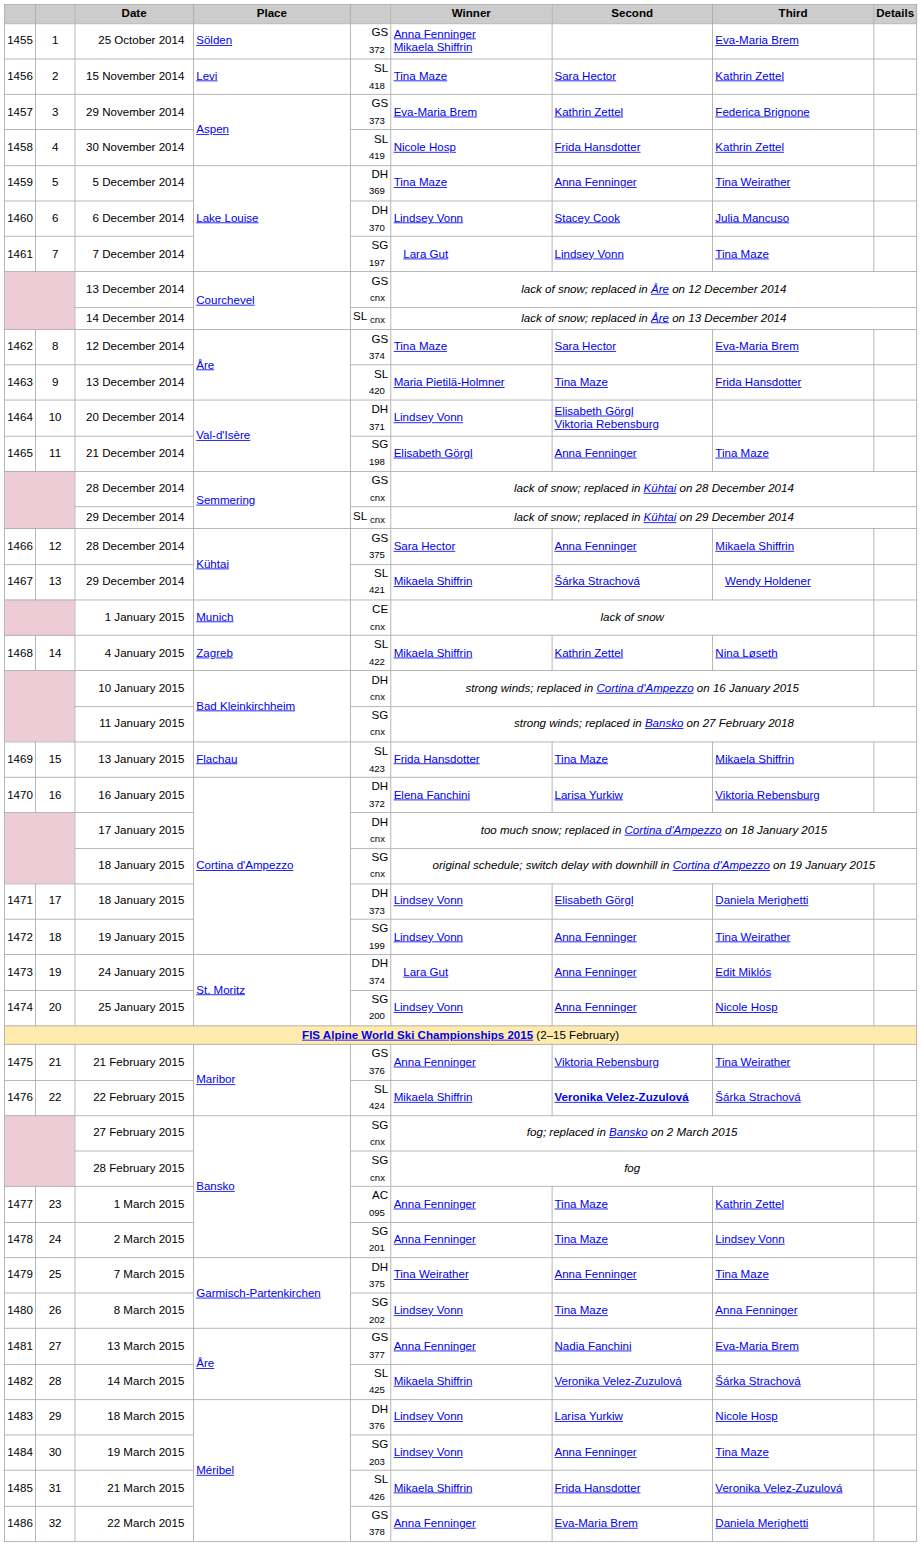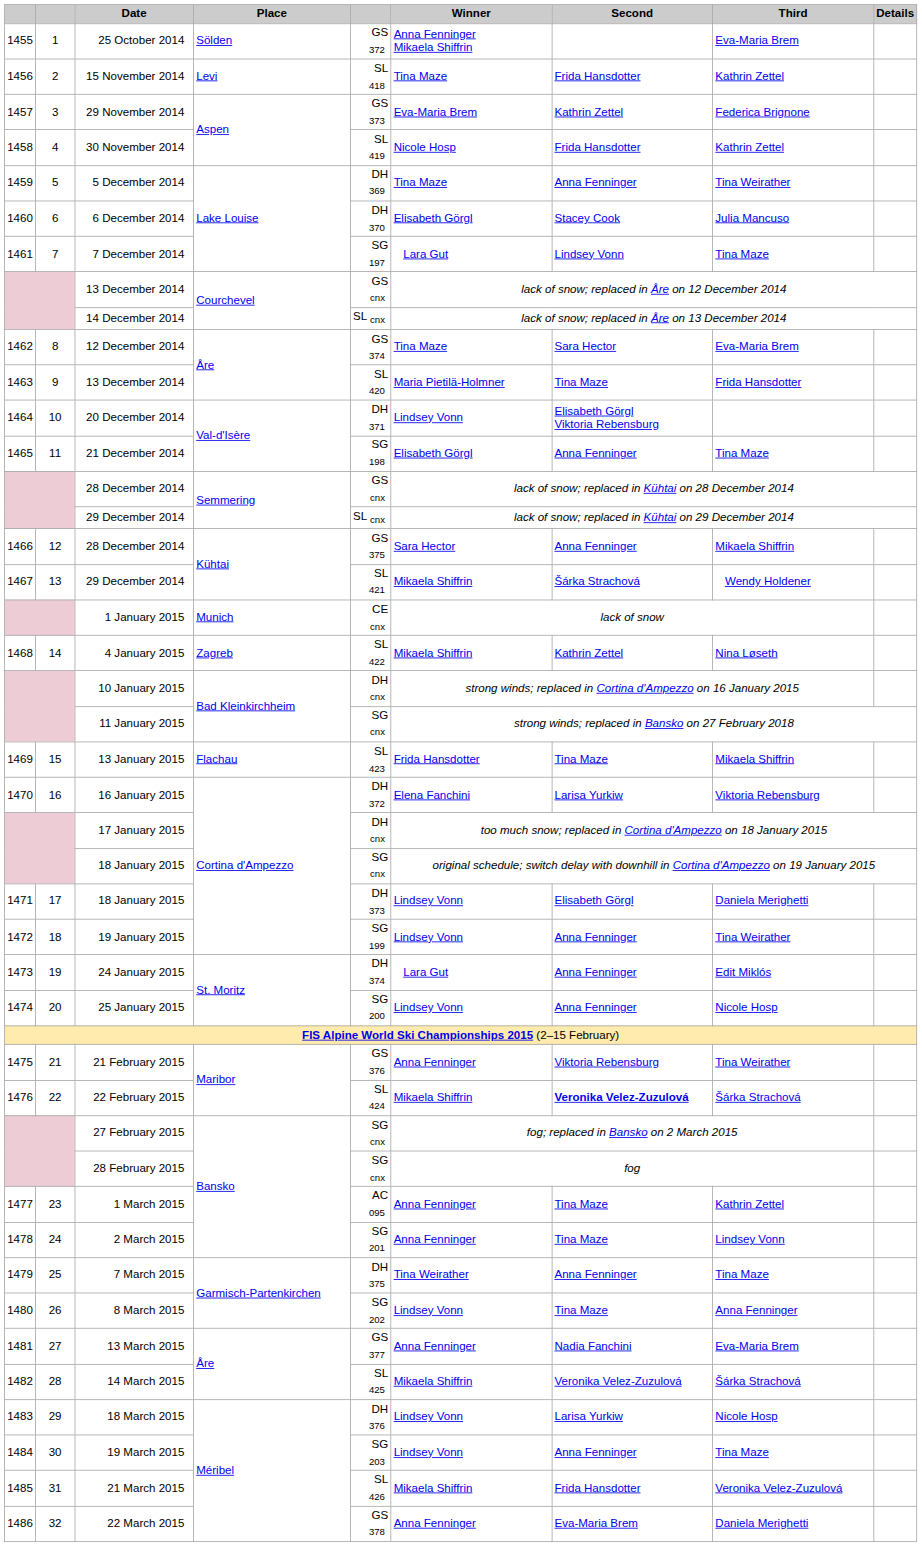(585, 76) Sara Hector -> (598, 76) Frida Hansdotter
(428, 218) Lindsey Vonn -> (433, 218) Elisabeth Görgl
